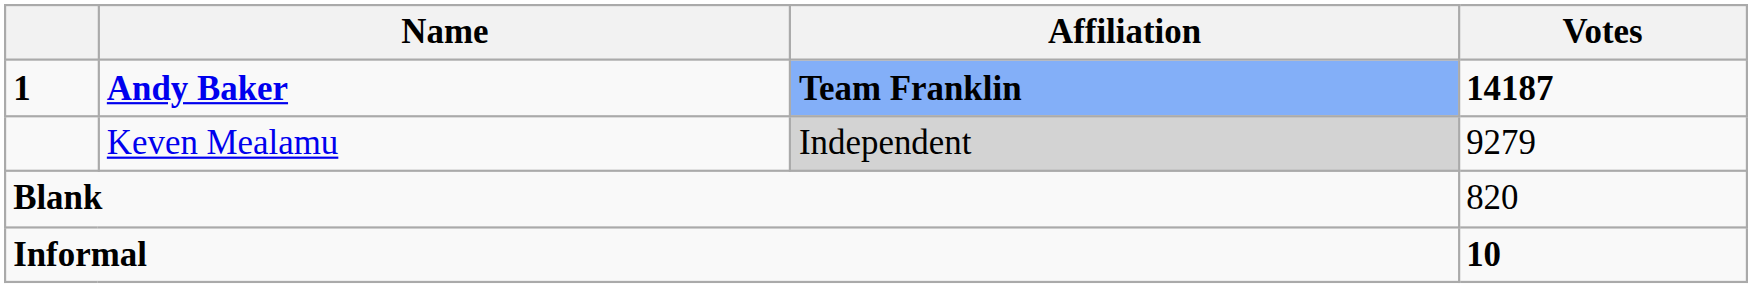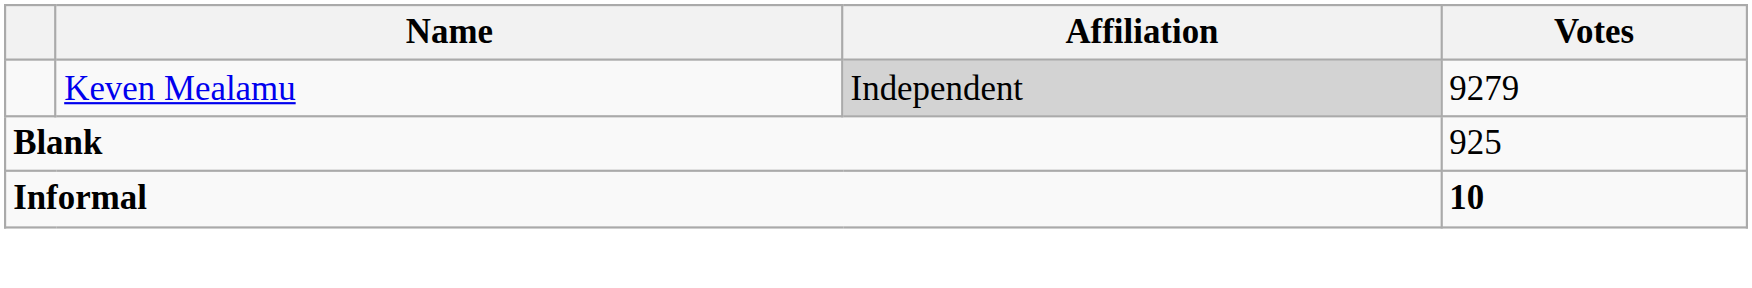- row: (22, 87)
(1492, 198) 820 -> (1475, 142) 925
